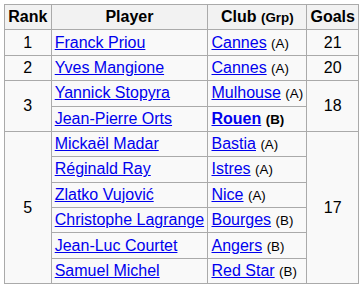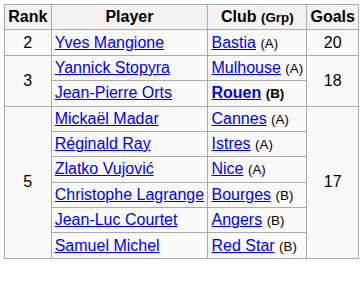- row: (100, 42)
(250, 67) Cannes (A) -> (245, 42) Bastia (A)
(245, 144) Bastia (A) -> (250, 118) Cannes (A)
